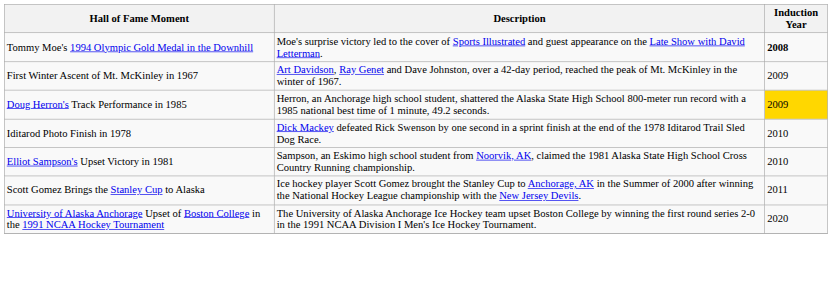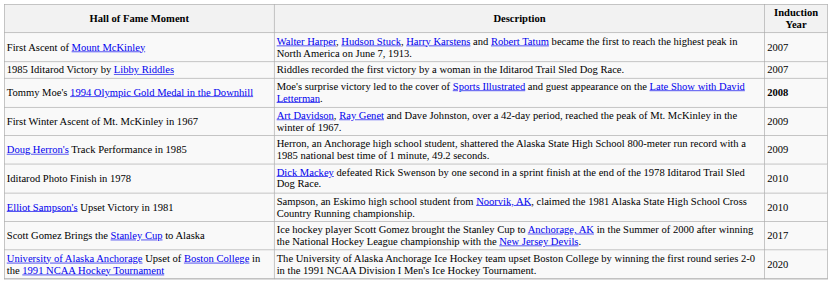+ row: (76, 47)
+ row: (90, 70)
(778, 104) gold background -> (778, 150) no background
(778, 190) 2011 -> (778, 235) 2017
